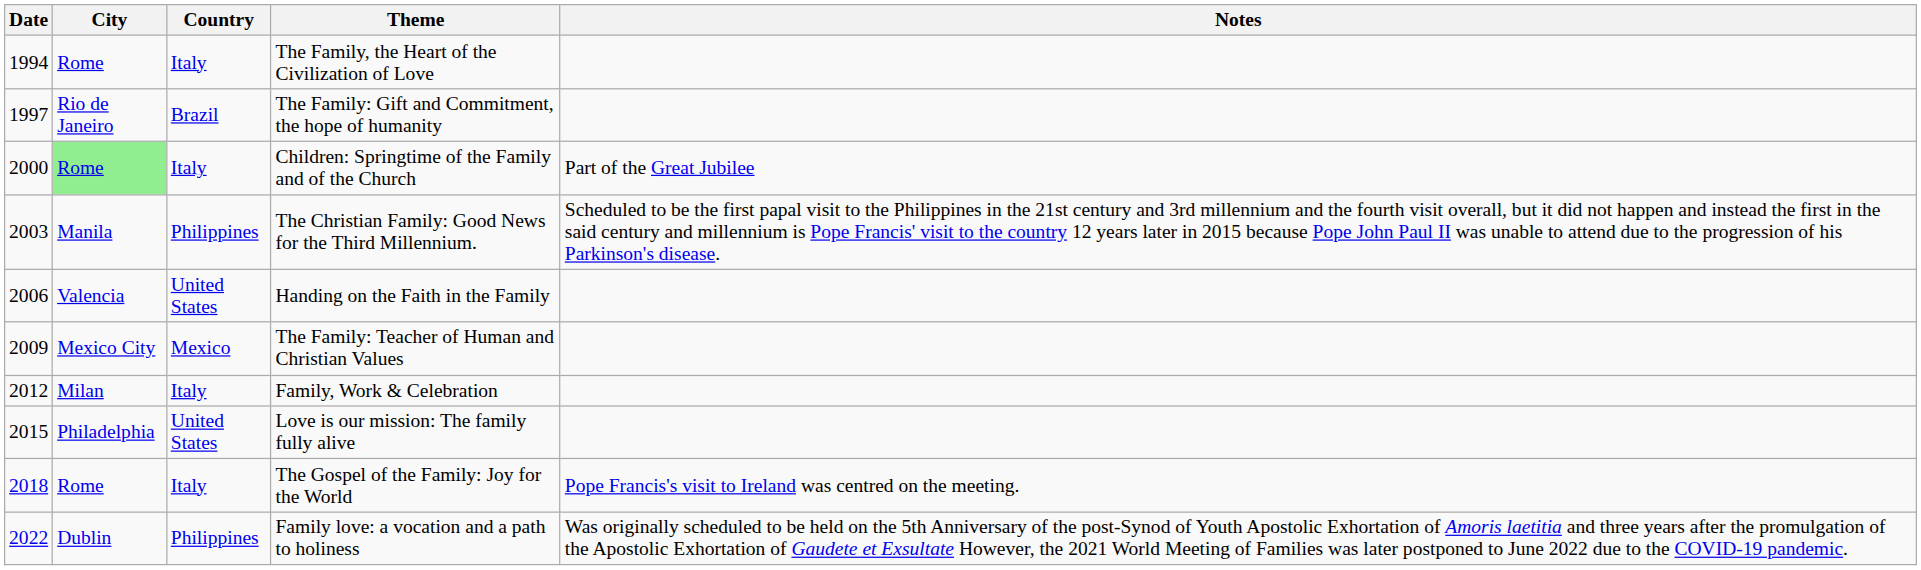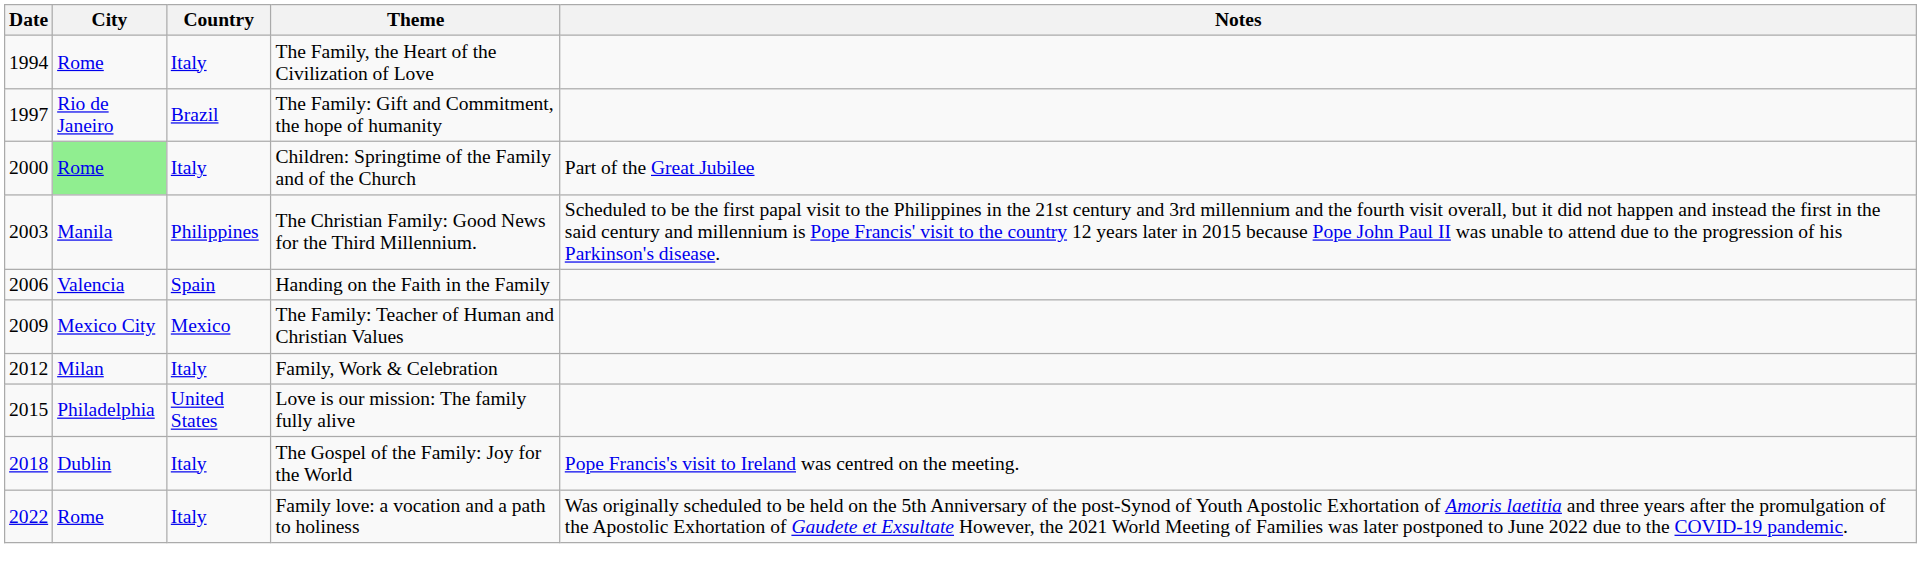(197, 295) United States -> (193, 284) Spain
(80, 485) Rome -> (84, 463) Dublin
(84, 538) Dublin -> (80, 516) Rome
(215, 538) Philippines -> (189, 516) Italy
